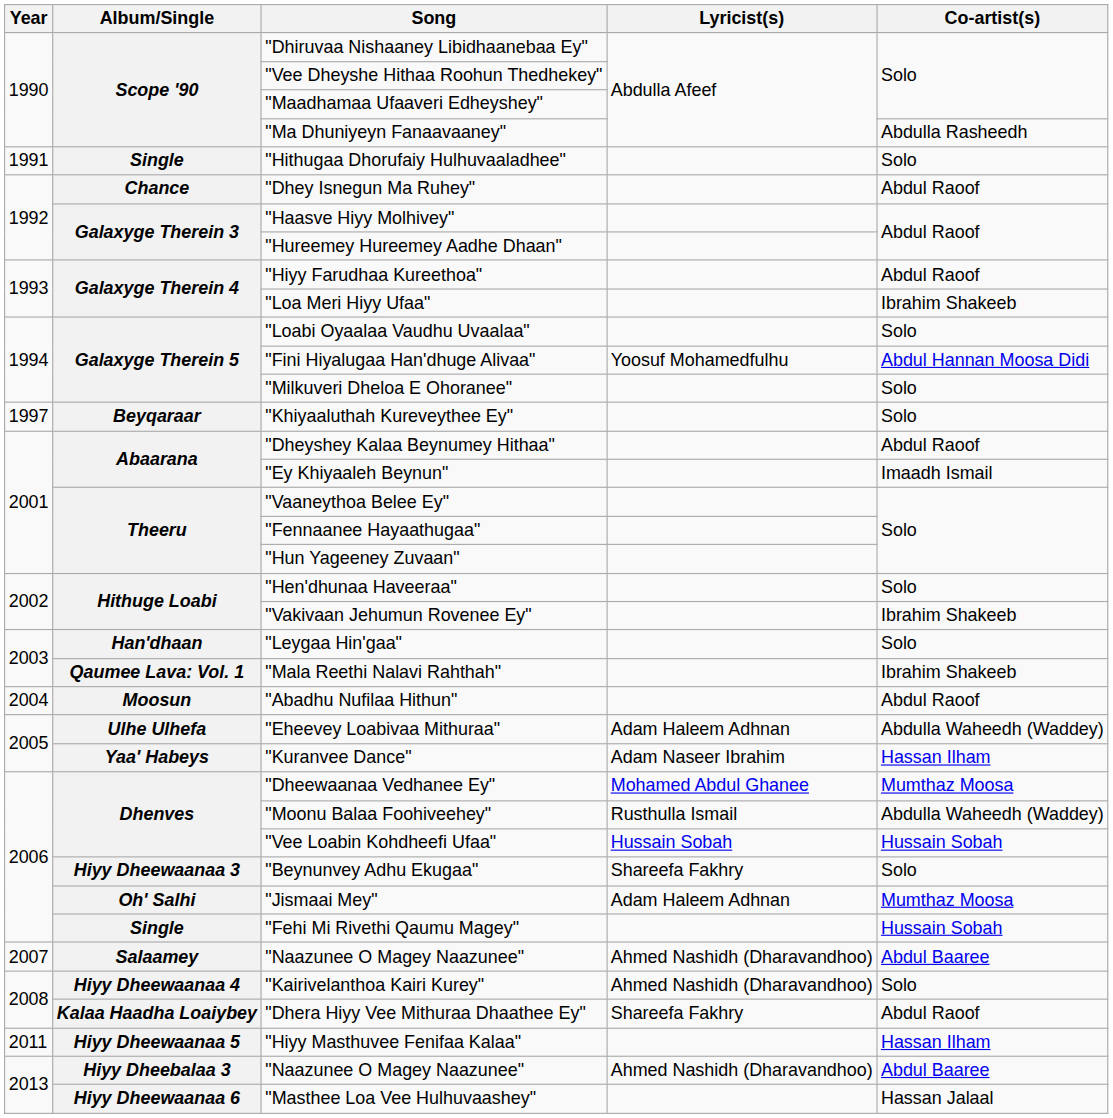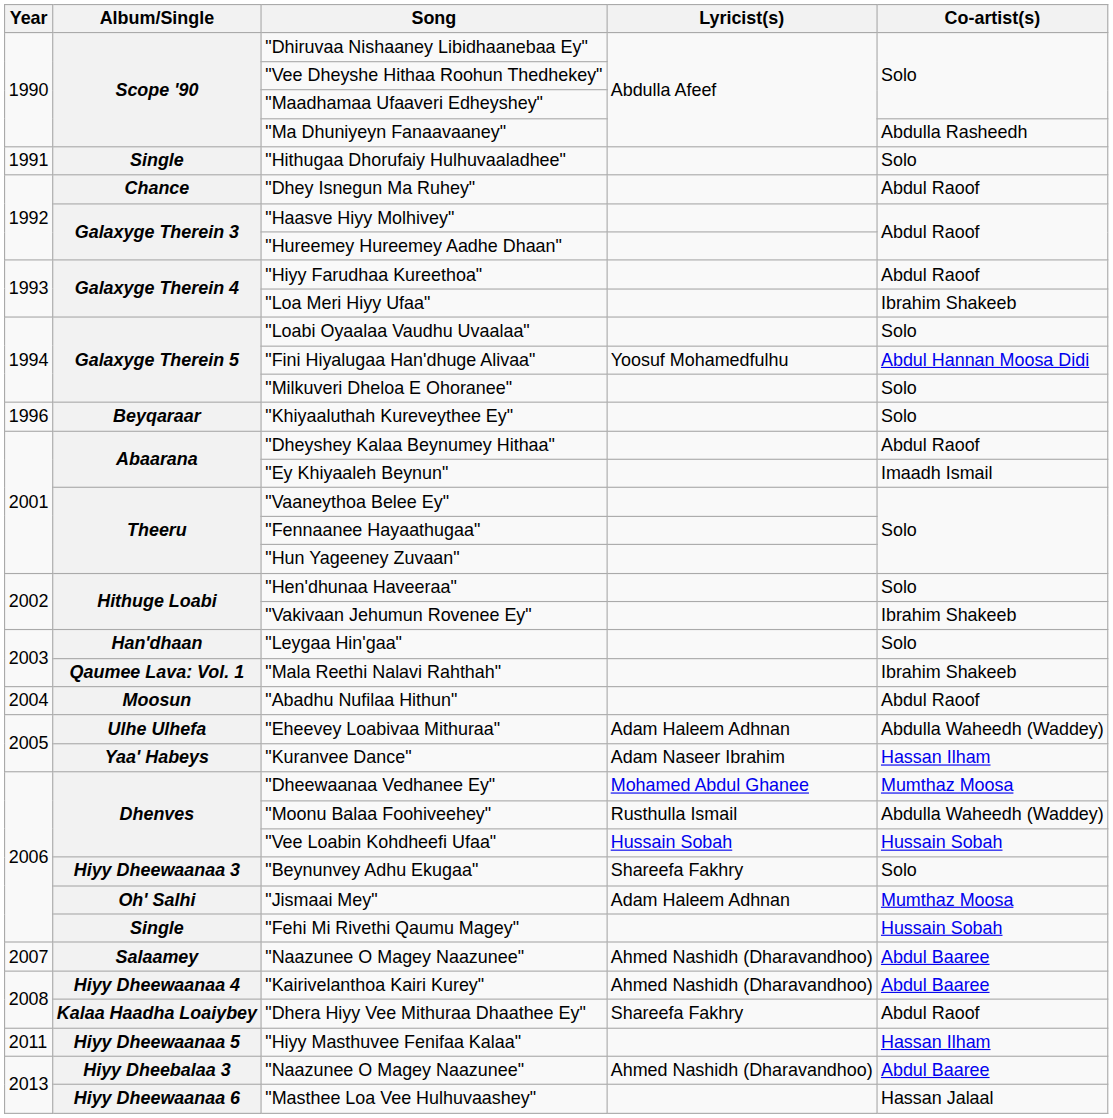(29, 416) 1997 -> (29, 416) 1996
(899, 984) Solo -> (935, 984) Abdul Baaree
